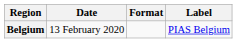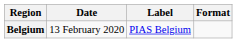columns swapped: (146, 12) <-> (199, 12)
